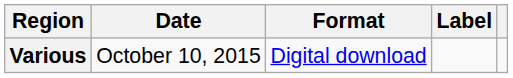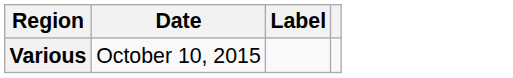- column: (349, 21)
